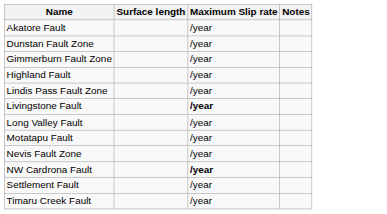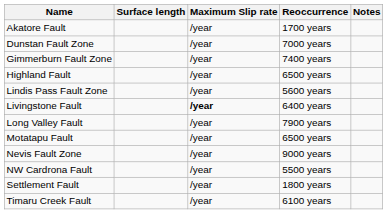+ column: (315, 12)
(202, 169) bold -> (201, 169) normal
